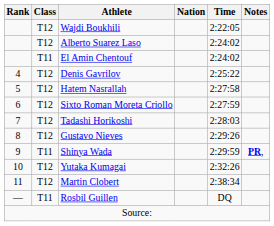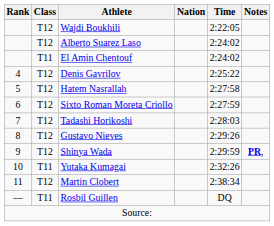(45, 151) T11 -> (45, 151) T12
(45, 167) T12 -> (45, 167) T11
